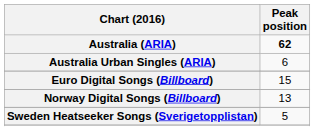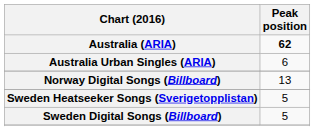- row: (132, 80)
+ row: (132, 116)
